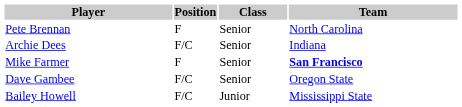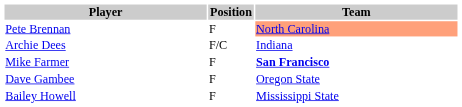- column: (253, 12)
(326, 28) no background -> (293, 28) lightsalmon background
(184, 79) F/C -> (212, 79) F
(184, 95) F/C -> (212, 95) F
